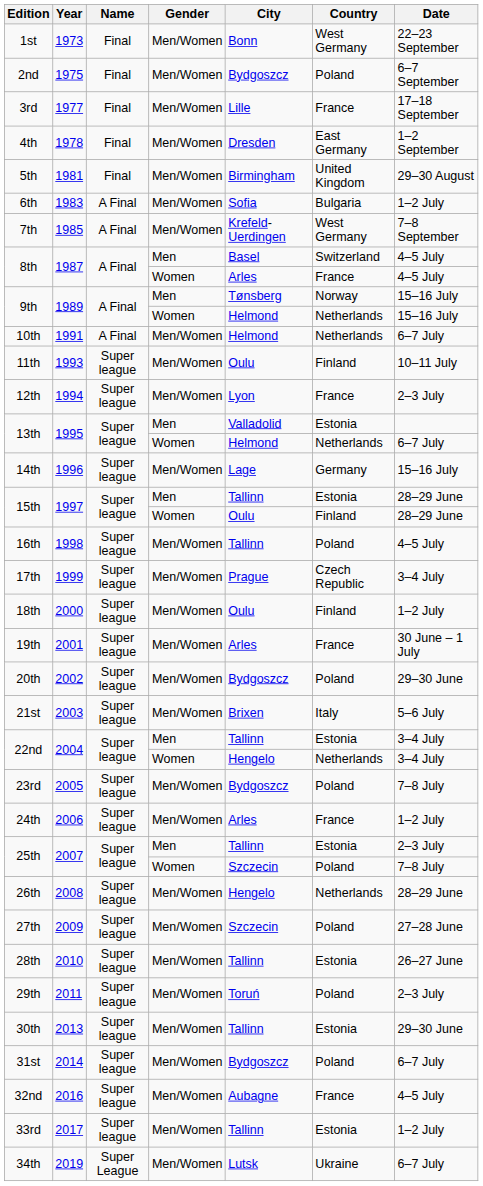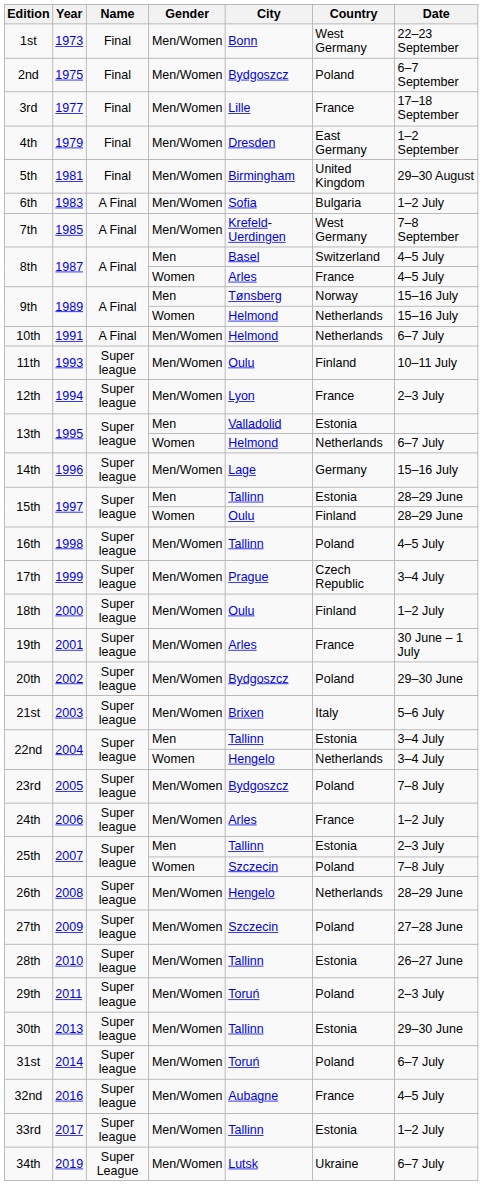(69, 142) 1978 -> (69, 142) 1979
(258, 1062) Bydgoszcz -> (244, 1062) Toruń
